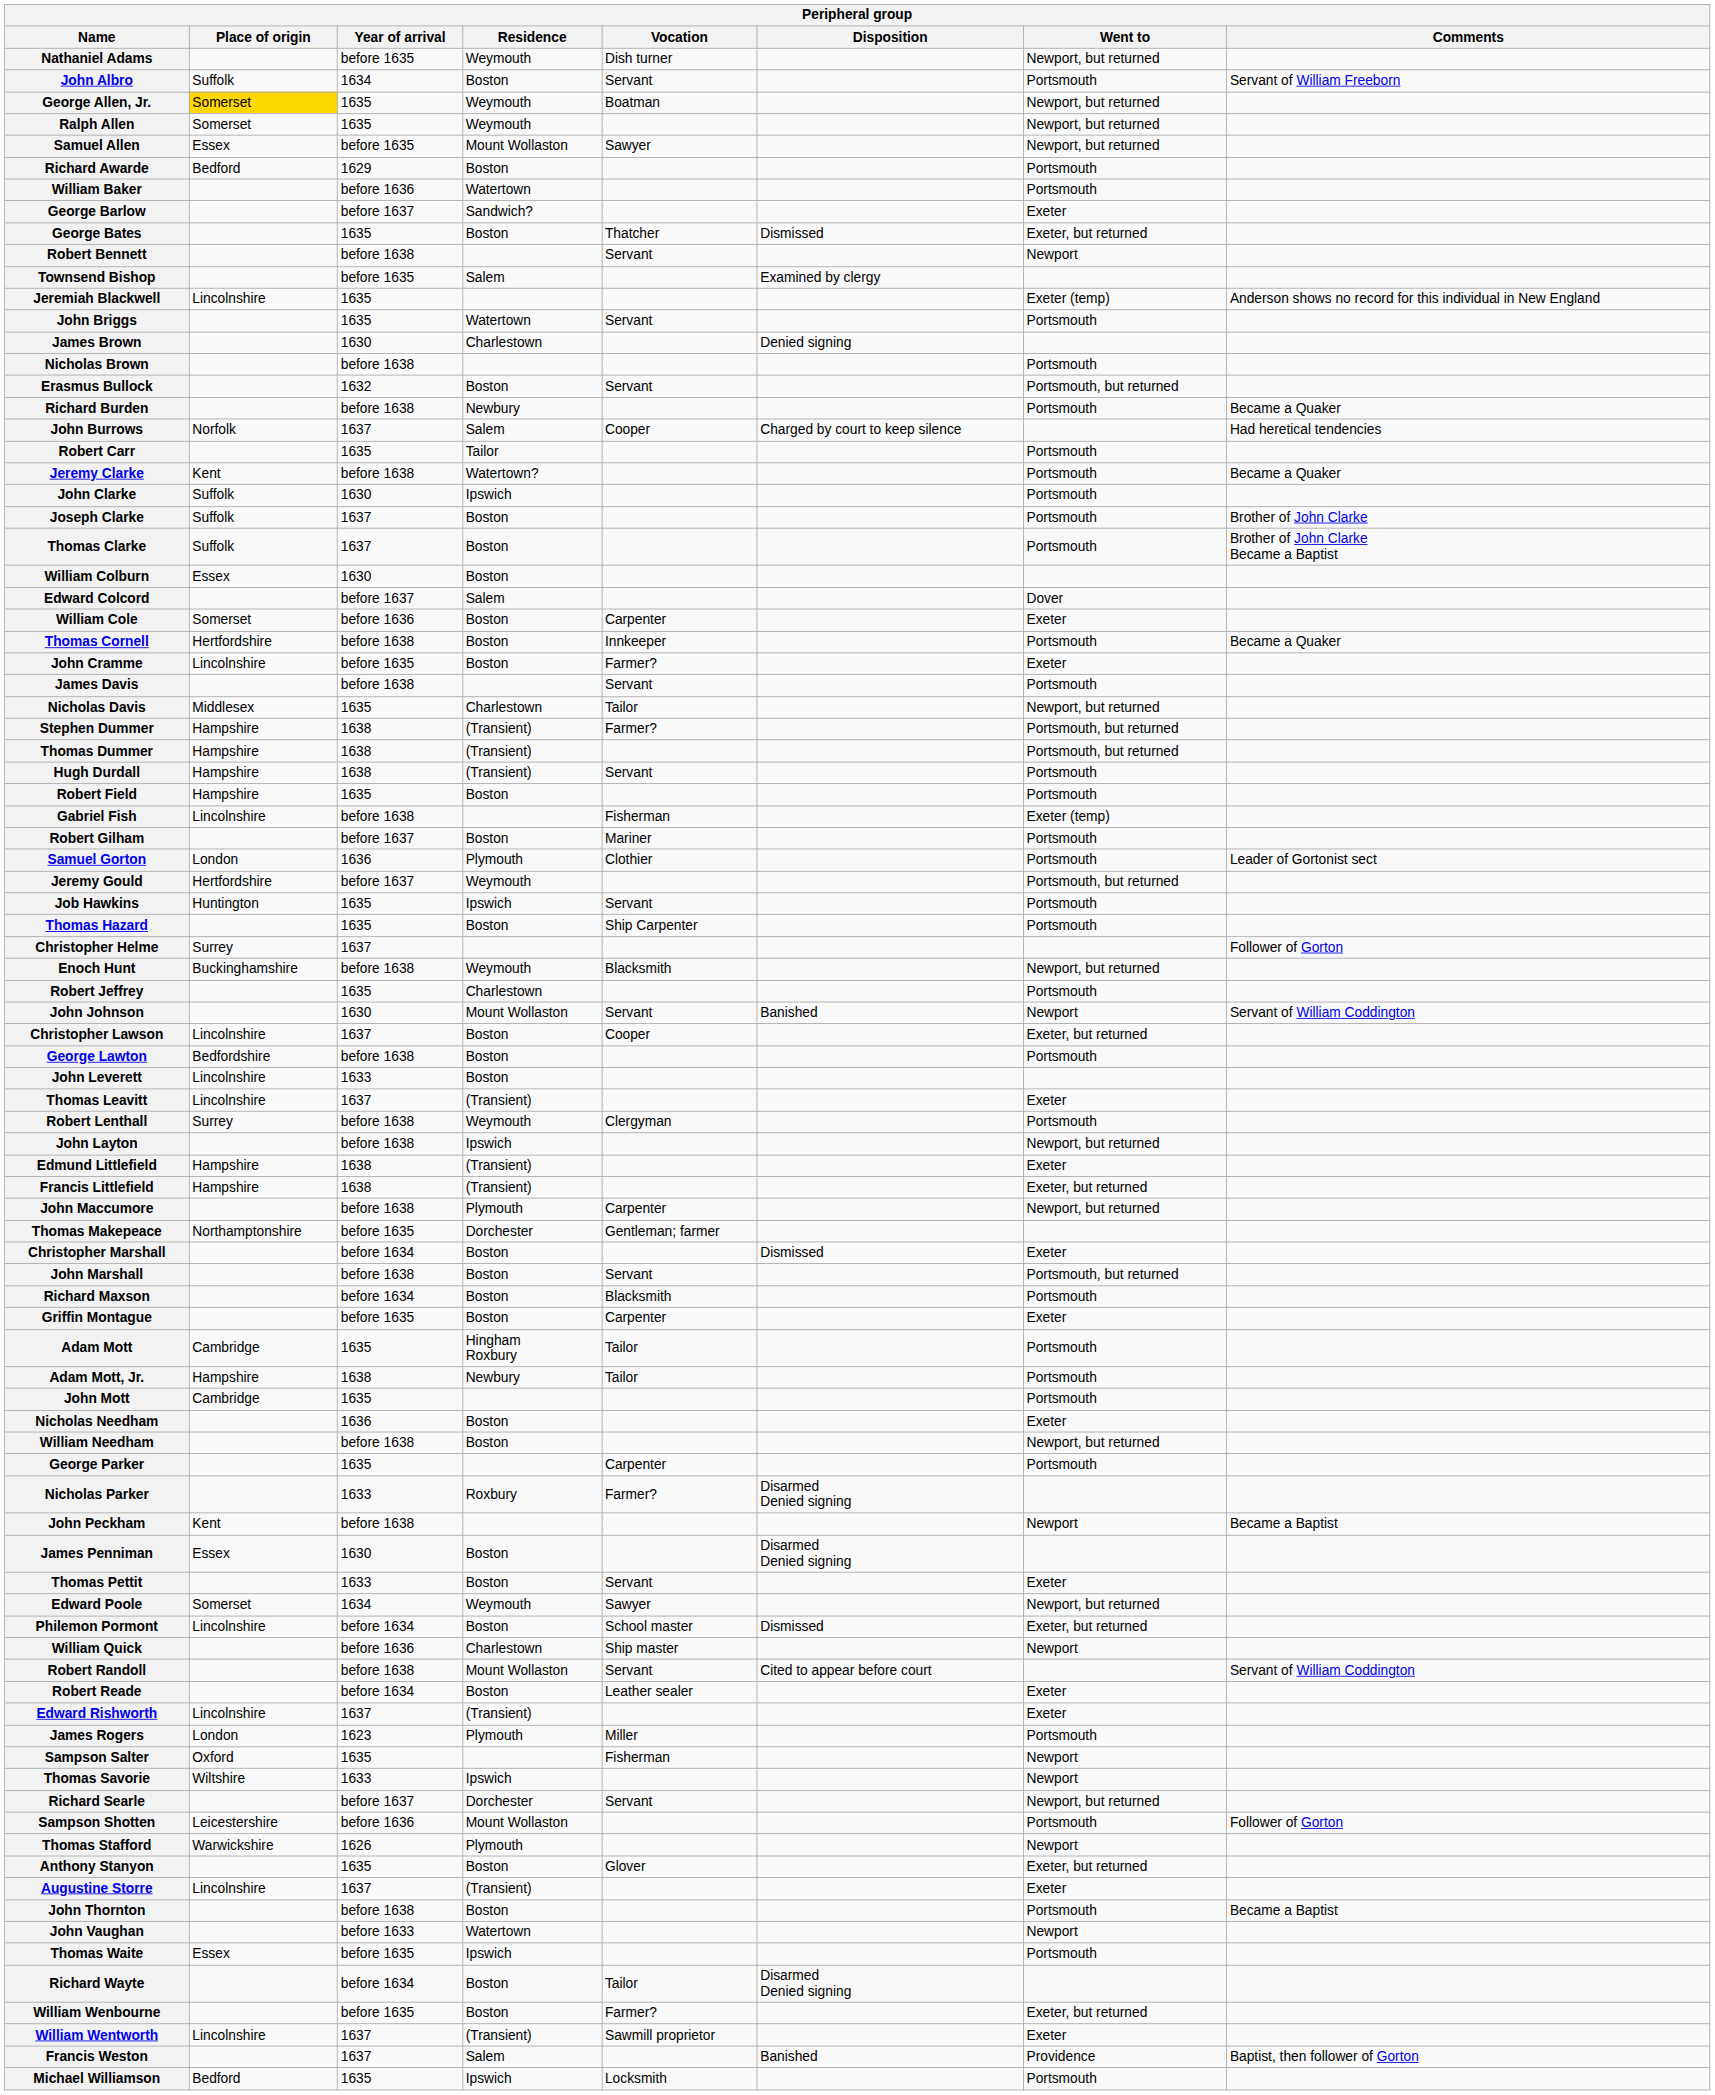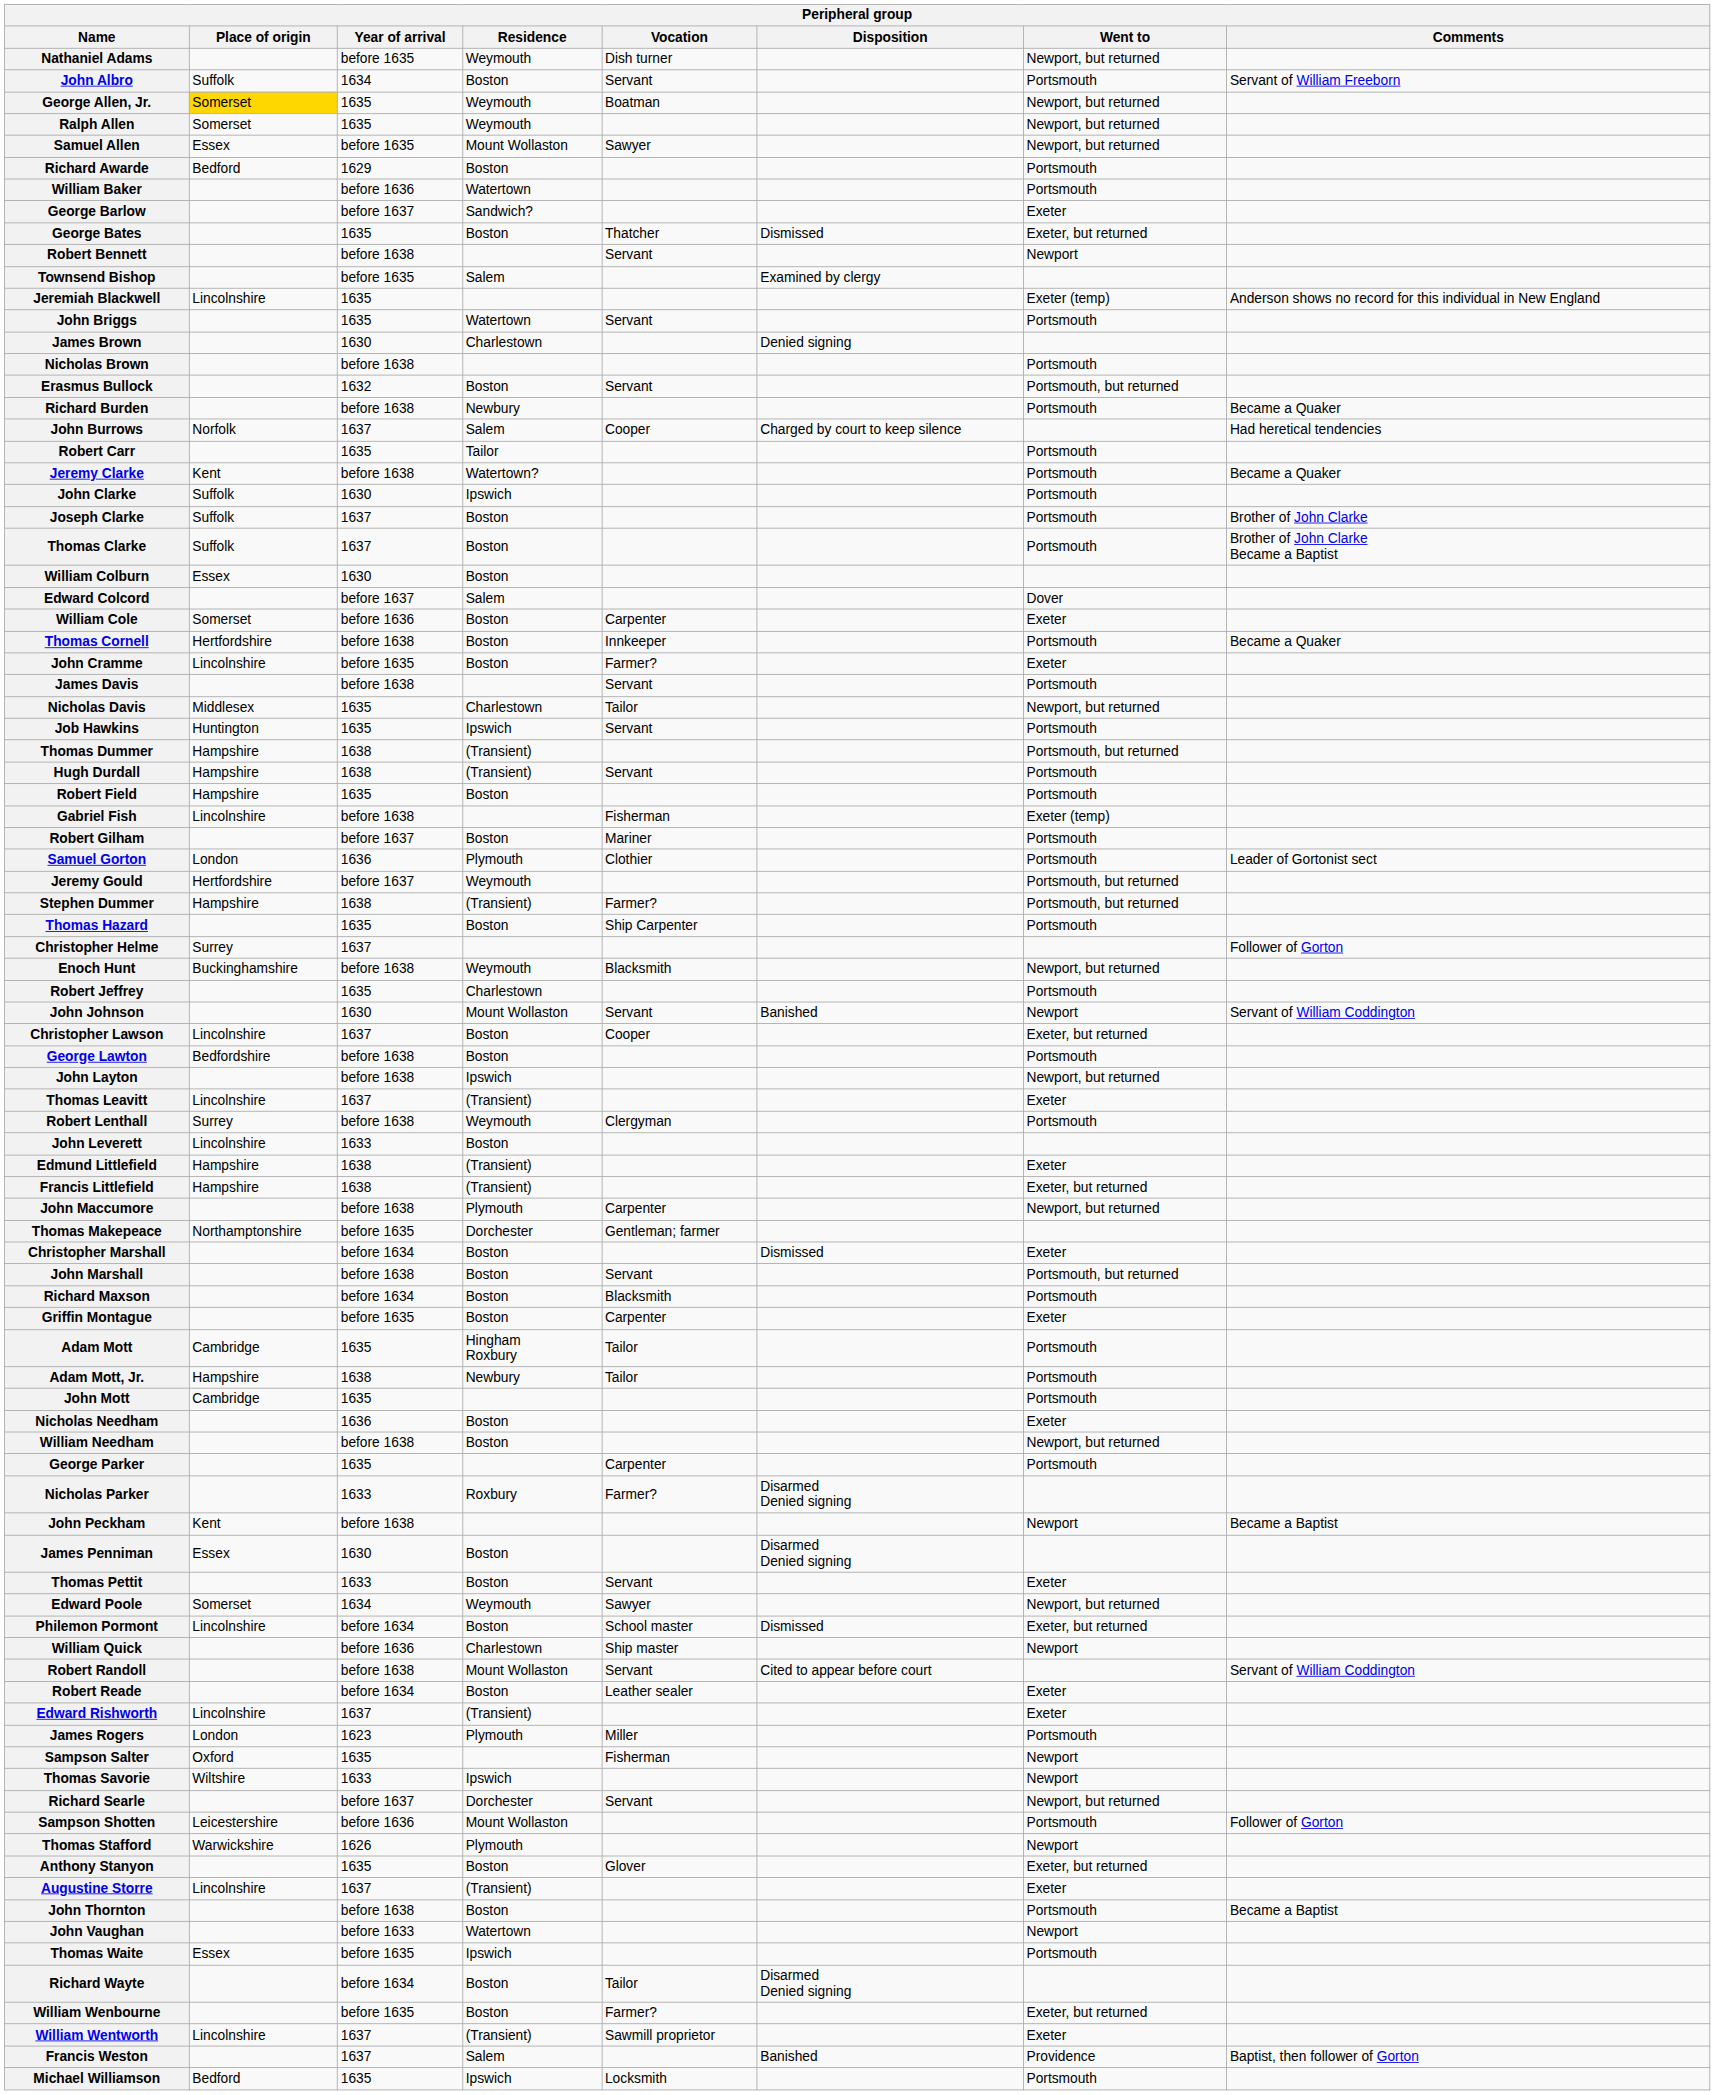rows swapped: (97, 729) <-> (97, 903)
rows swapped: (97, 1143) <-> (97, 1078)
